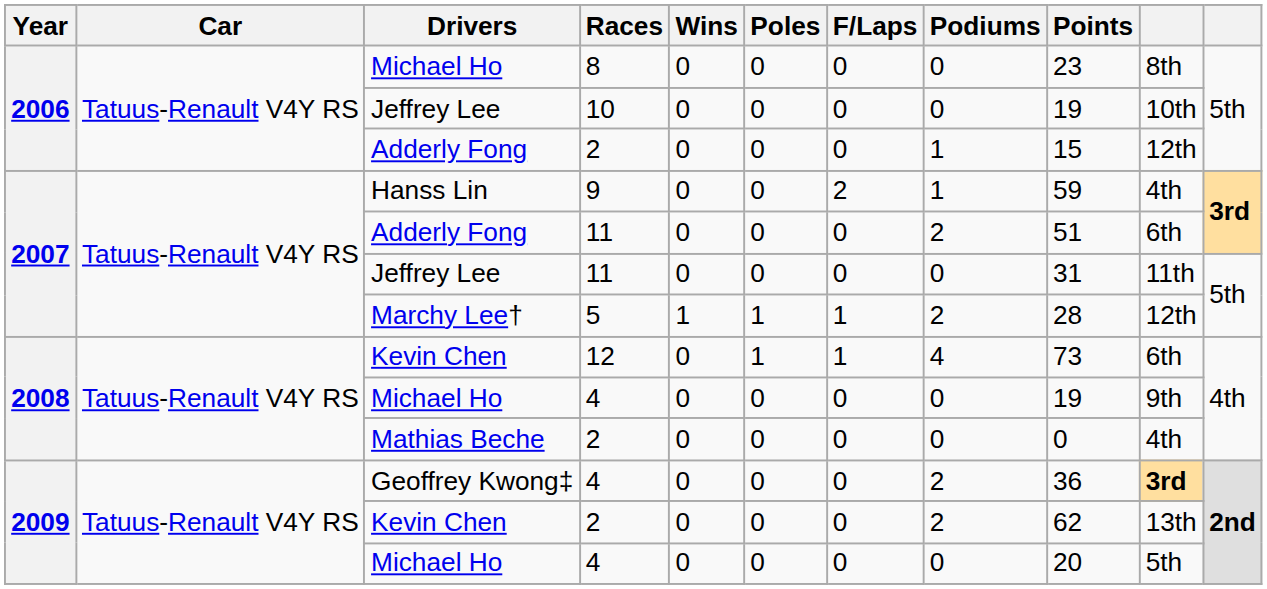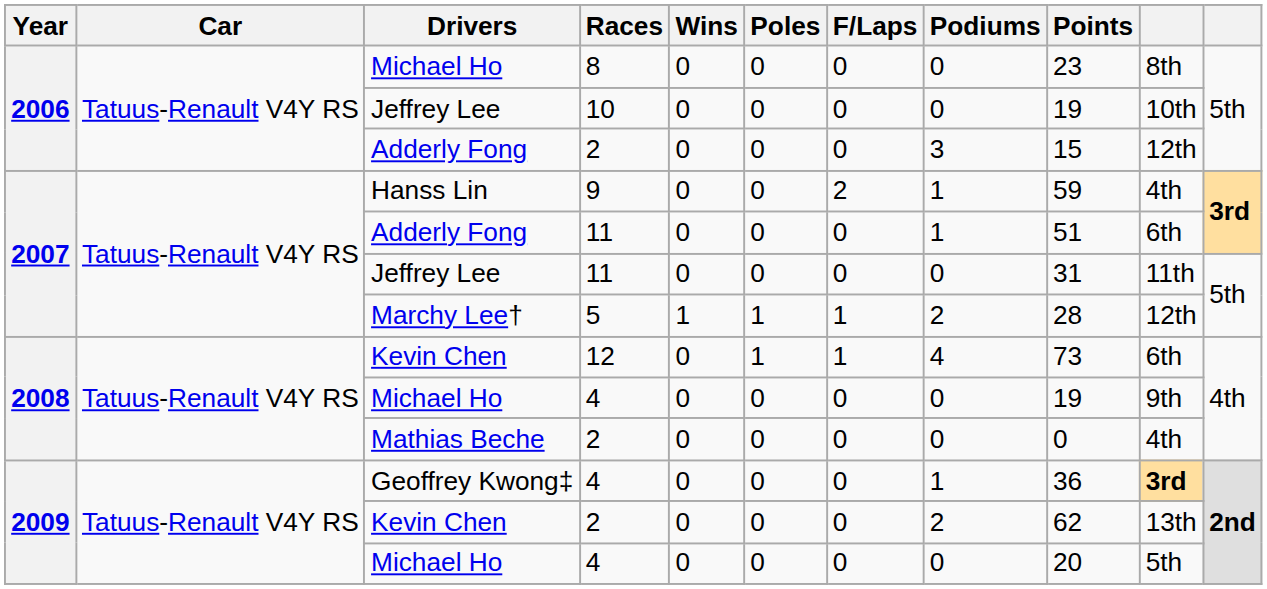(937, 149) 1 -> (937, 149) 3
(937, 232) 2 -> (937, 232) 1
(937, 480) 2 -> (937, 480) 1
